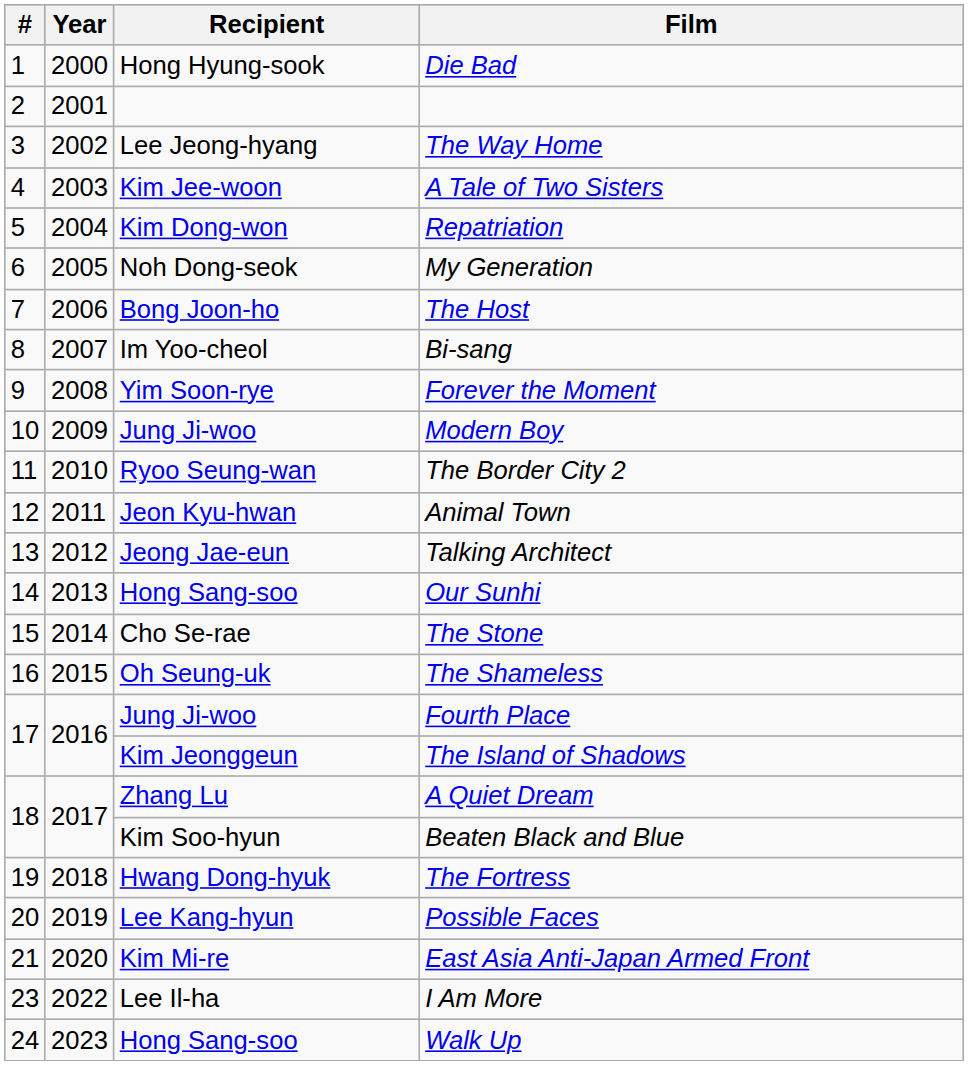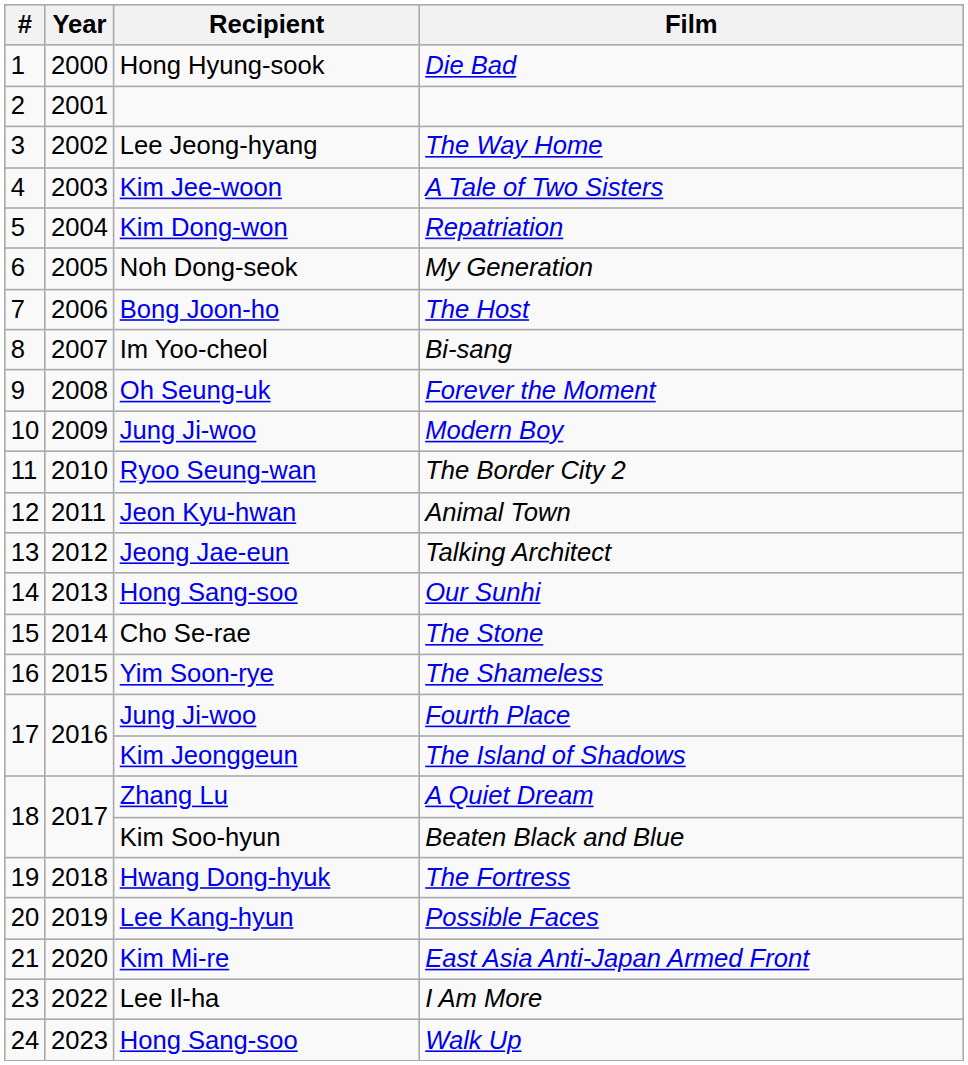(197, 390) Yim Soon-rye -> (195, 390) Oh Seung-uk
(195, 674) Oh Seung-uk -> (197, 674) Yim Soon-rye
